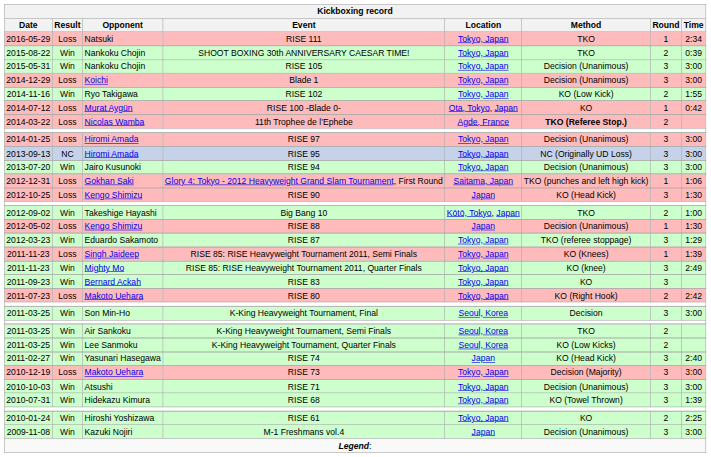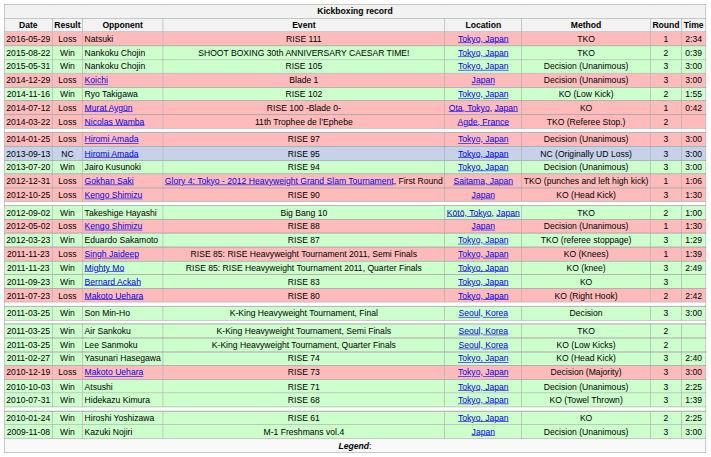(483, 80) Tokyo, Japan -> (483, 80) Japan
(586, 122) bold -> (586, 122) normal
(483, 359) Japan -> (483, 359) Tokyo, Japan
(694, 386) 3:00 -> (694, 386) 2:25
